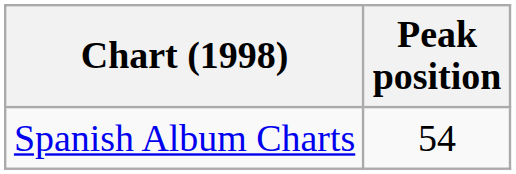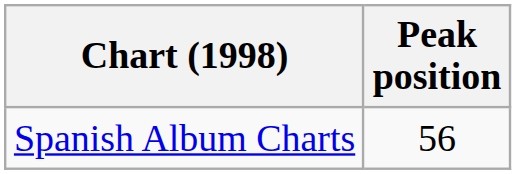(437, 137) 54 -> (437, 137) 56
